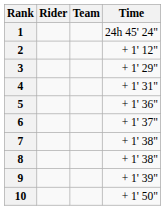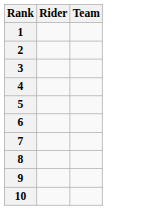- column: (132, 13)
